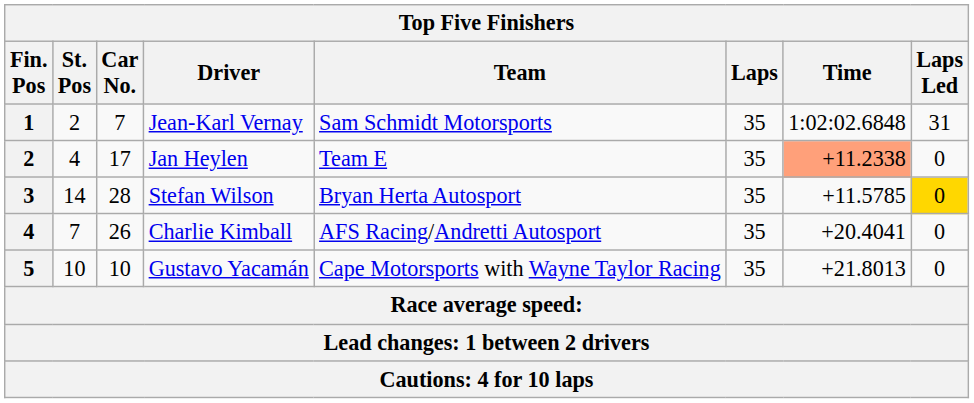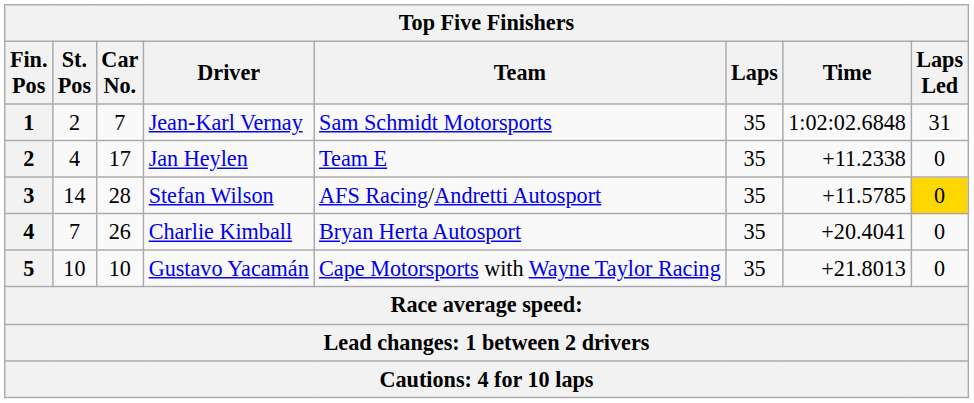(864, 159) lightsalmon background -> (864, 159) no background
(420, 195) Bryan Herta Autosport -> (460, 195) AFS Racing/Andretti Autosport
(460, 232) AFS Racing/Andretti Autosport -> (420, 232) Bryan Herta Autosport
